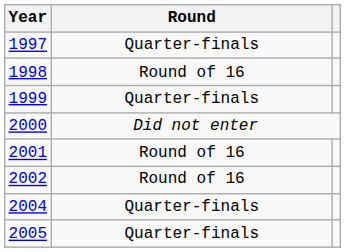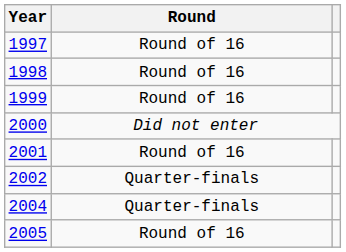(192, 45) Quarter-finals -> (192, 45) Round of 16
(192, 99) Quarter-finals -> (192, 99) Round of 16
(192, 179) Round of 16 -> (192, 179) Quarter-finals
(192, 233) Quarter-finals -> (192, 233) Round of 16
